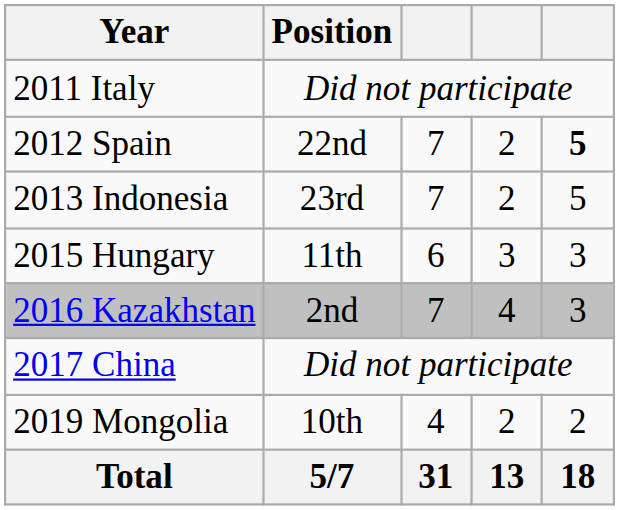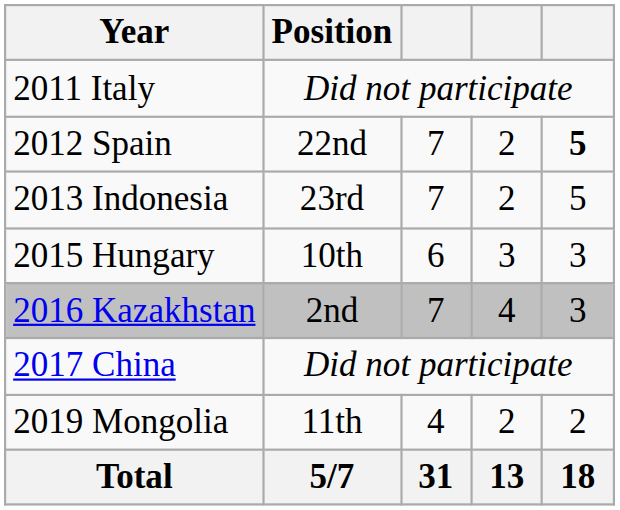(332, 254) 11th -> (332, 254) 10th
(332, 421) 10th -> (332, 421) 11th
